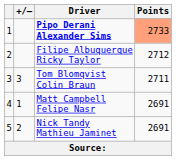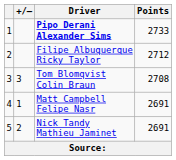(158, 31) lightsalmon background -> (158, 31) no background
(158, 80) 2711 -> (158, 80) 2708
